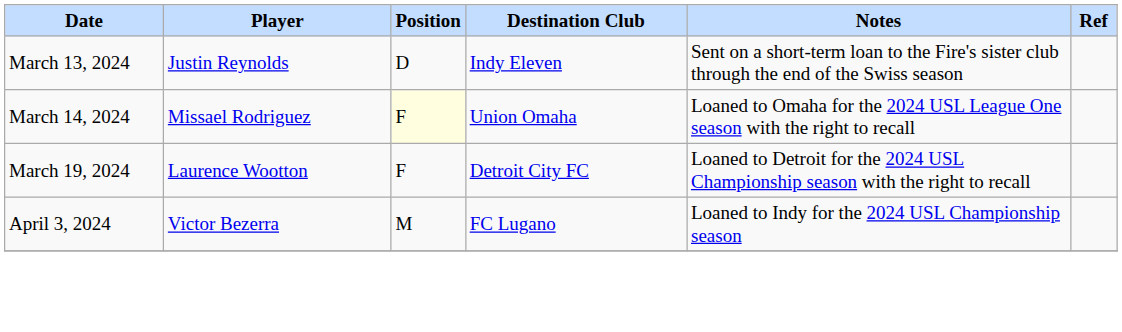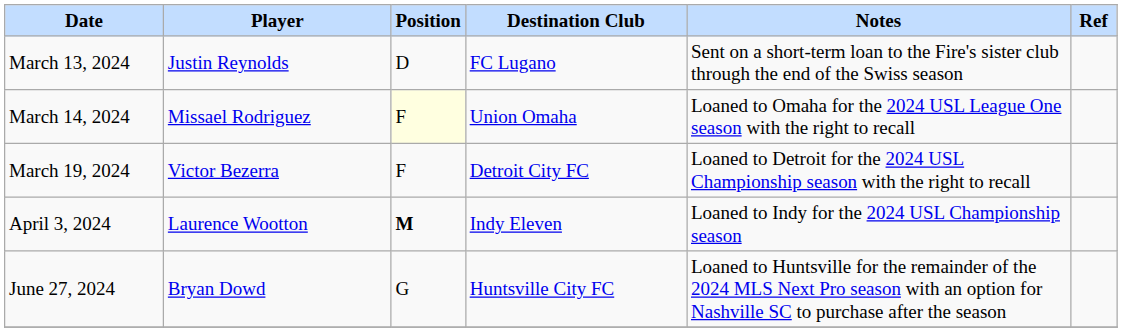(516, 62) Indy Eleven -> (513, 62) FC Lugano
(238, 170) Laurence Wootton -> (223, 170) Victor Bezerra
(223, 224) Victor Bezerra -> (238, 224) Laurence Wootton
(404, 224) normal -> (404, 224) bold
(513, 224) FC Lugano -> (516, 224) Indy Eleven
+ row: (62, 289)
